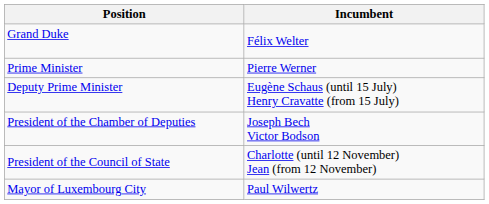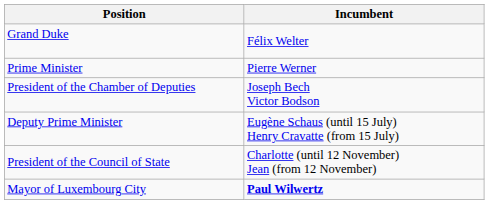rows swapped: (65, 87) <-> (101, 121)
(283, 189) normal -> (285, 189) bold
